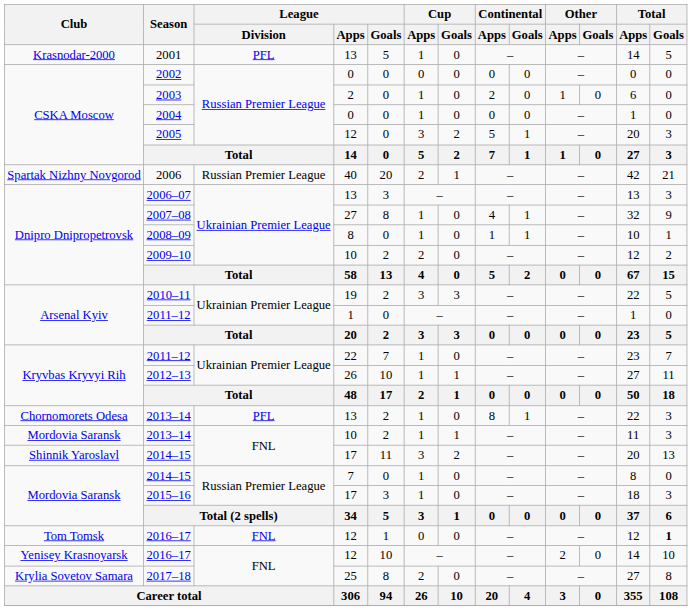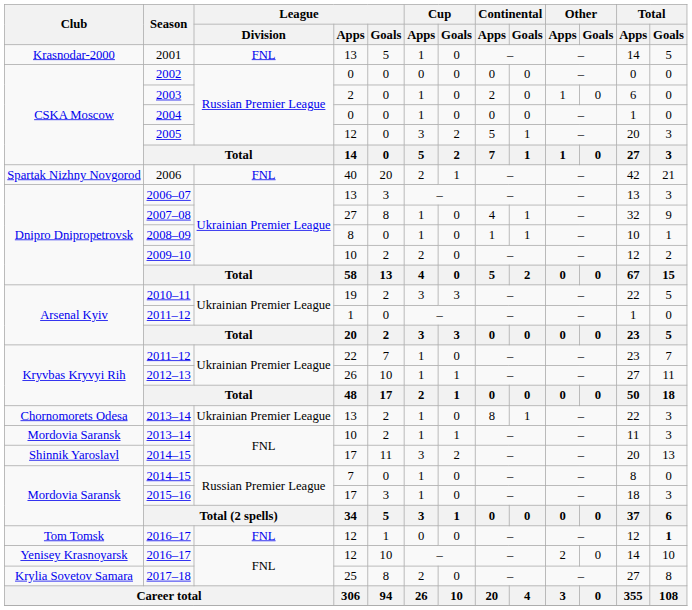(264, 54) PFL -> (264, 54) FNL
(264, 174) Russian Premier League -> (264, 174) FNL
(264, 415) PFL -> (264, 415) Ukrainian Premier League
